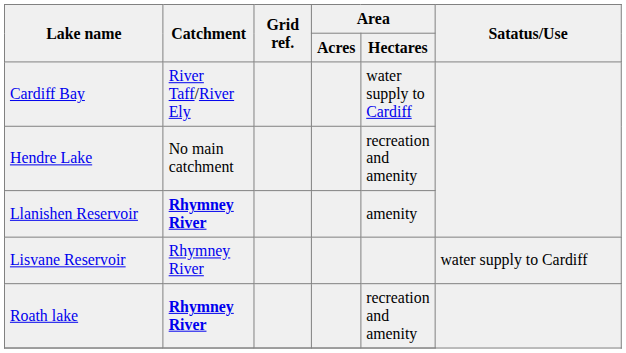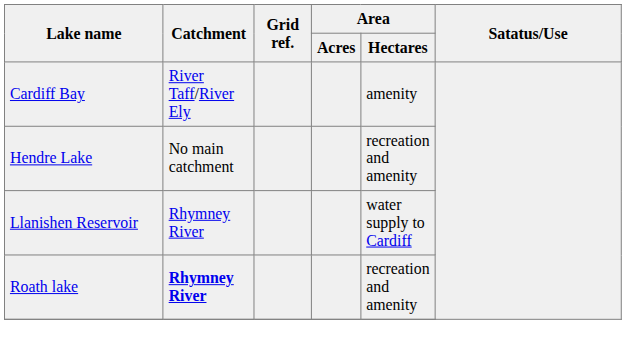(395, 94) water supply to Cardiff -> (392, 94) amenity
(201, 213) bold -> (199, 222) normal
(392, 213) amenity -> (395, 222) water supply to Cardiff
- row: (68, 260)
